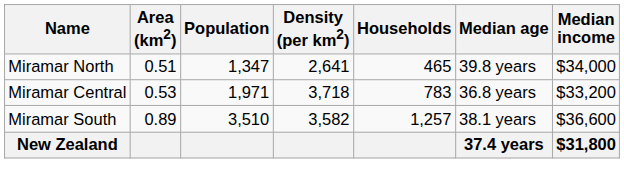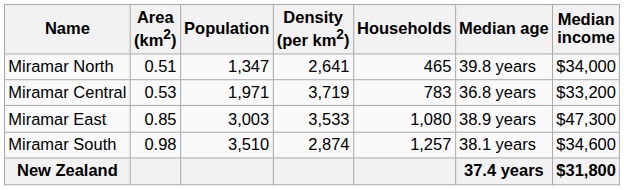(329, 92) 3,718 -> (329, 92) 3,719
+ row: (57, 118)
(160, 118) 0.89 -> (160, 145) 0.98
(329, 118) 3,582 -> (329, 145) 2,874
(586, 118) $36,600 -> (586, 145) $34,600
